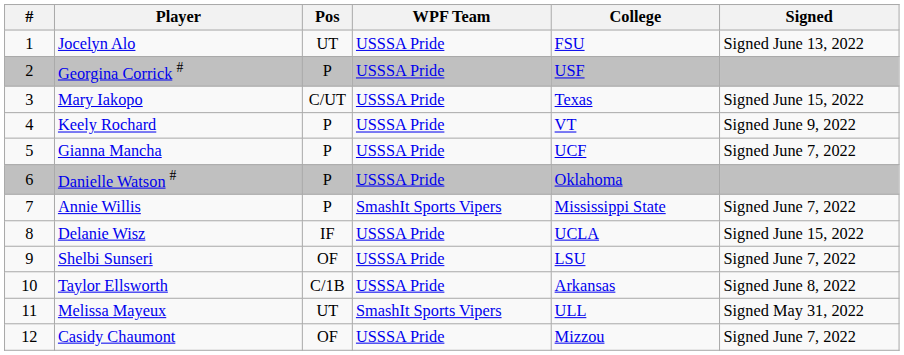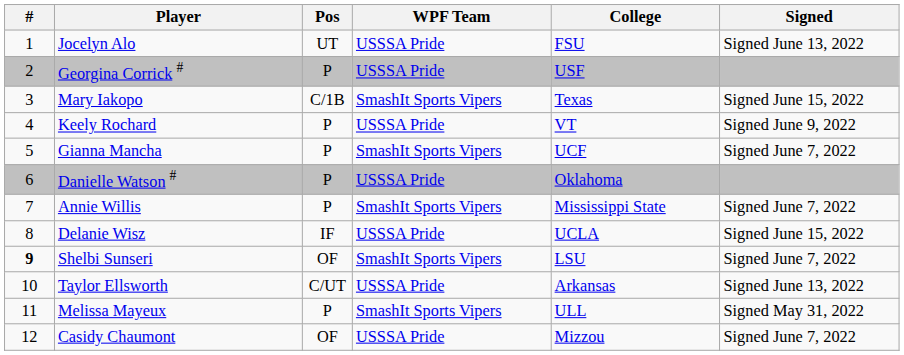(327, 99) C/UT -> (327, 99) C/1B
(400, 99) USSSA Pride -> (429, 99) SmashIt Sports Vipers
(400, 151) USSSA Pride -> (429, 151) SmashIt Sports Vipers
(29, 259) normal -> (29, 259) bold
(400, 259) USSSA Pride -> (429, 259) SmashIt Sports Vipers
(327, 285) C/1B -> (327, 285) C/UT
(790, 285) Signed June 8, 2022 -> (794, 285) Signed June 13, 2022
(327, 310) UT -> (327, 310) P
